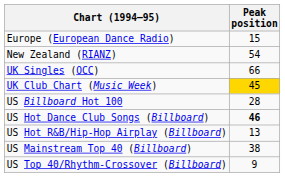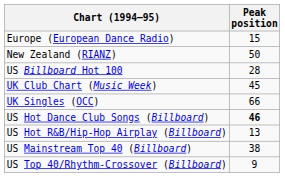(255, 55) 54 -> (255, 55) 50
rows swapped: (53, 70) <-> (65, 102)
(255, 86) gold background -> (255, 86) no background
